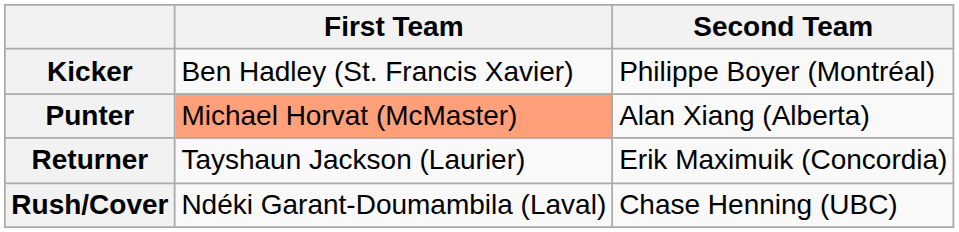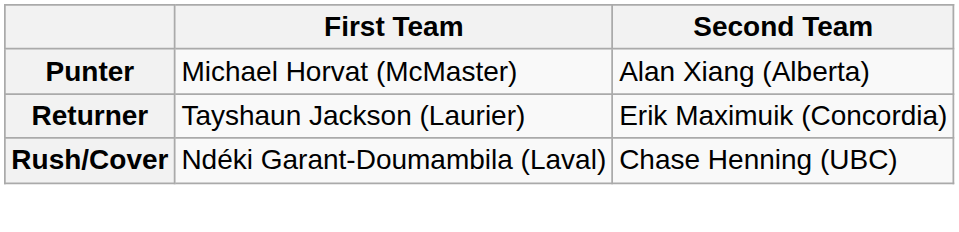- row: (90, 71)
(349, 115) lightsalmon background -> (349, 71) no background
